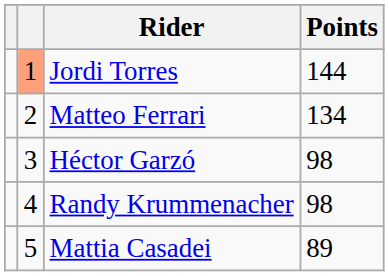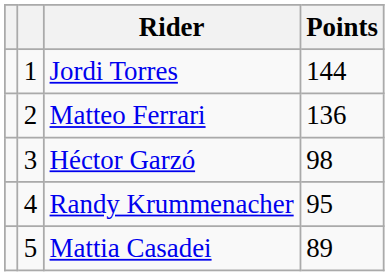(30, 71) lightsalmon background -> (30, 71) no background
(326, 115) 134 -> (326, 115) 136
(320, 204) 98 -> (320, 204) 95
